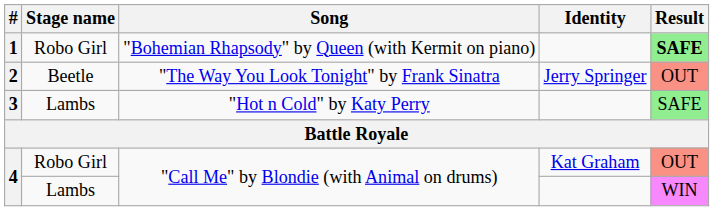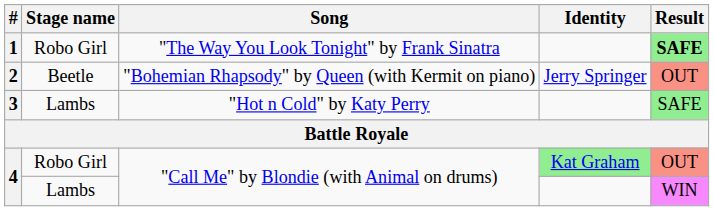(329, 47) "Bohemian Rhapsody" by Queen (with Kermit on piano) -> (329, 47) "The Way You Look Tonight" by Frank Sinatra
(329, 76) "The Way You Look Tonight" by Frank Sinatra -> (329, 76) "Bohemian Rhapsody" by Queen (with Kermit on piano)
(595, 162) no background -> (595, 162) lightgreen background
